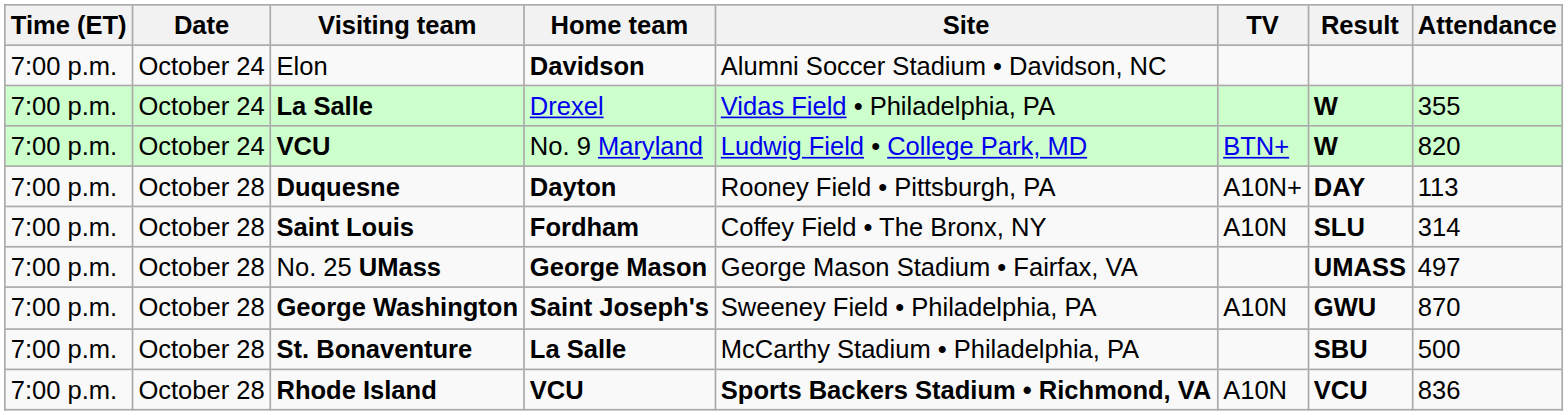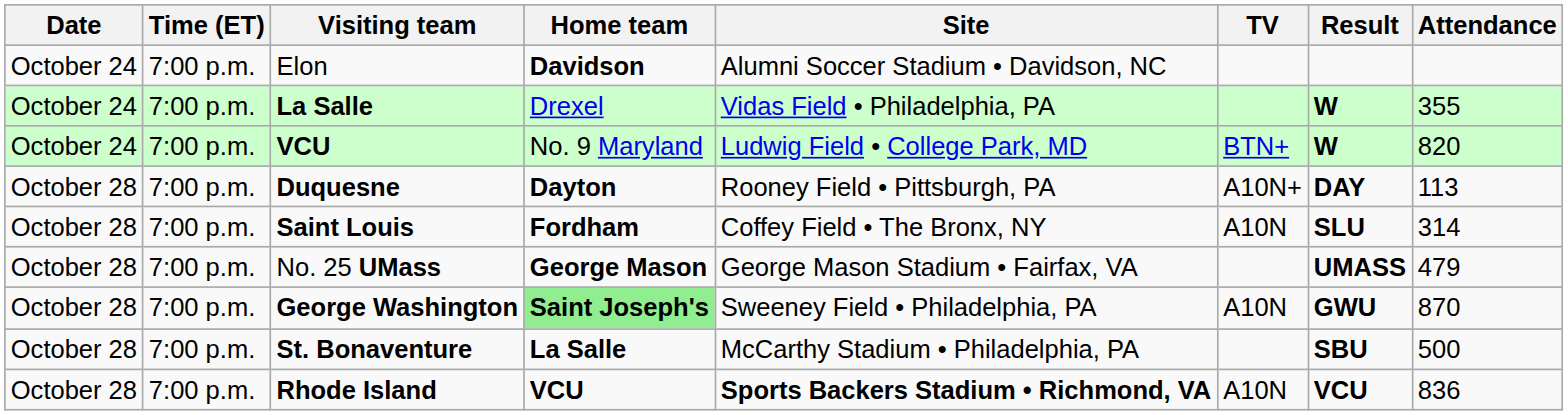columns swapped: (202, 25) <-> (69, 25)
(1439, 268) 497 -> (1439, 268) 479
(619, 308) no background -> (619, 308) lightgreen background
